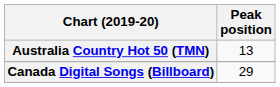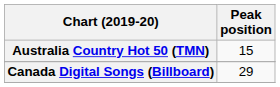(246, 51) 13 -> (246, 51) 15
